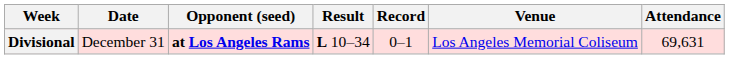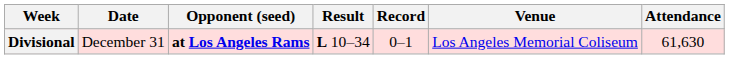(683, 41) 69,631 -> (683, 41) 61,630
